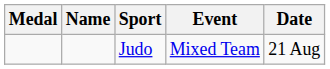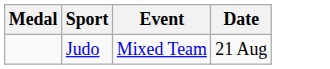- column: (88, 19)
